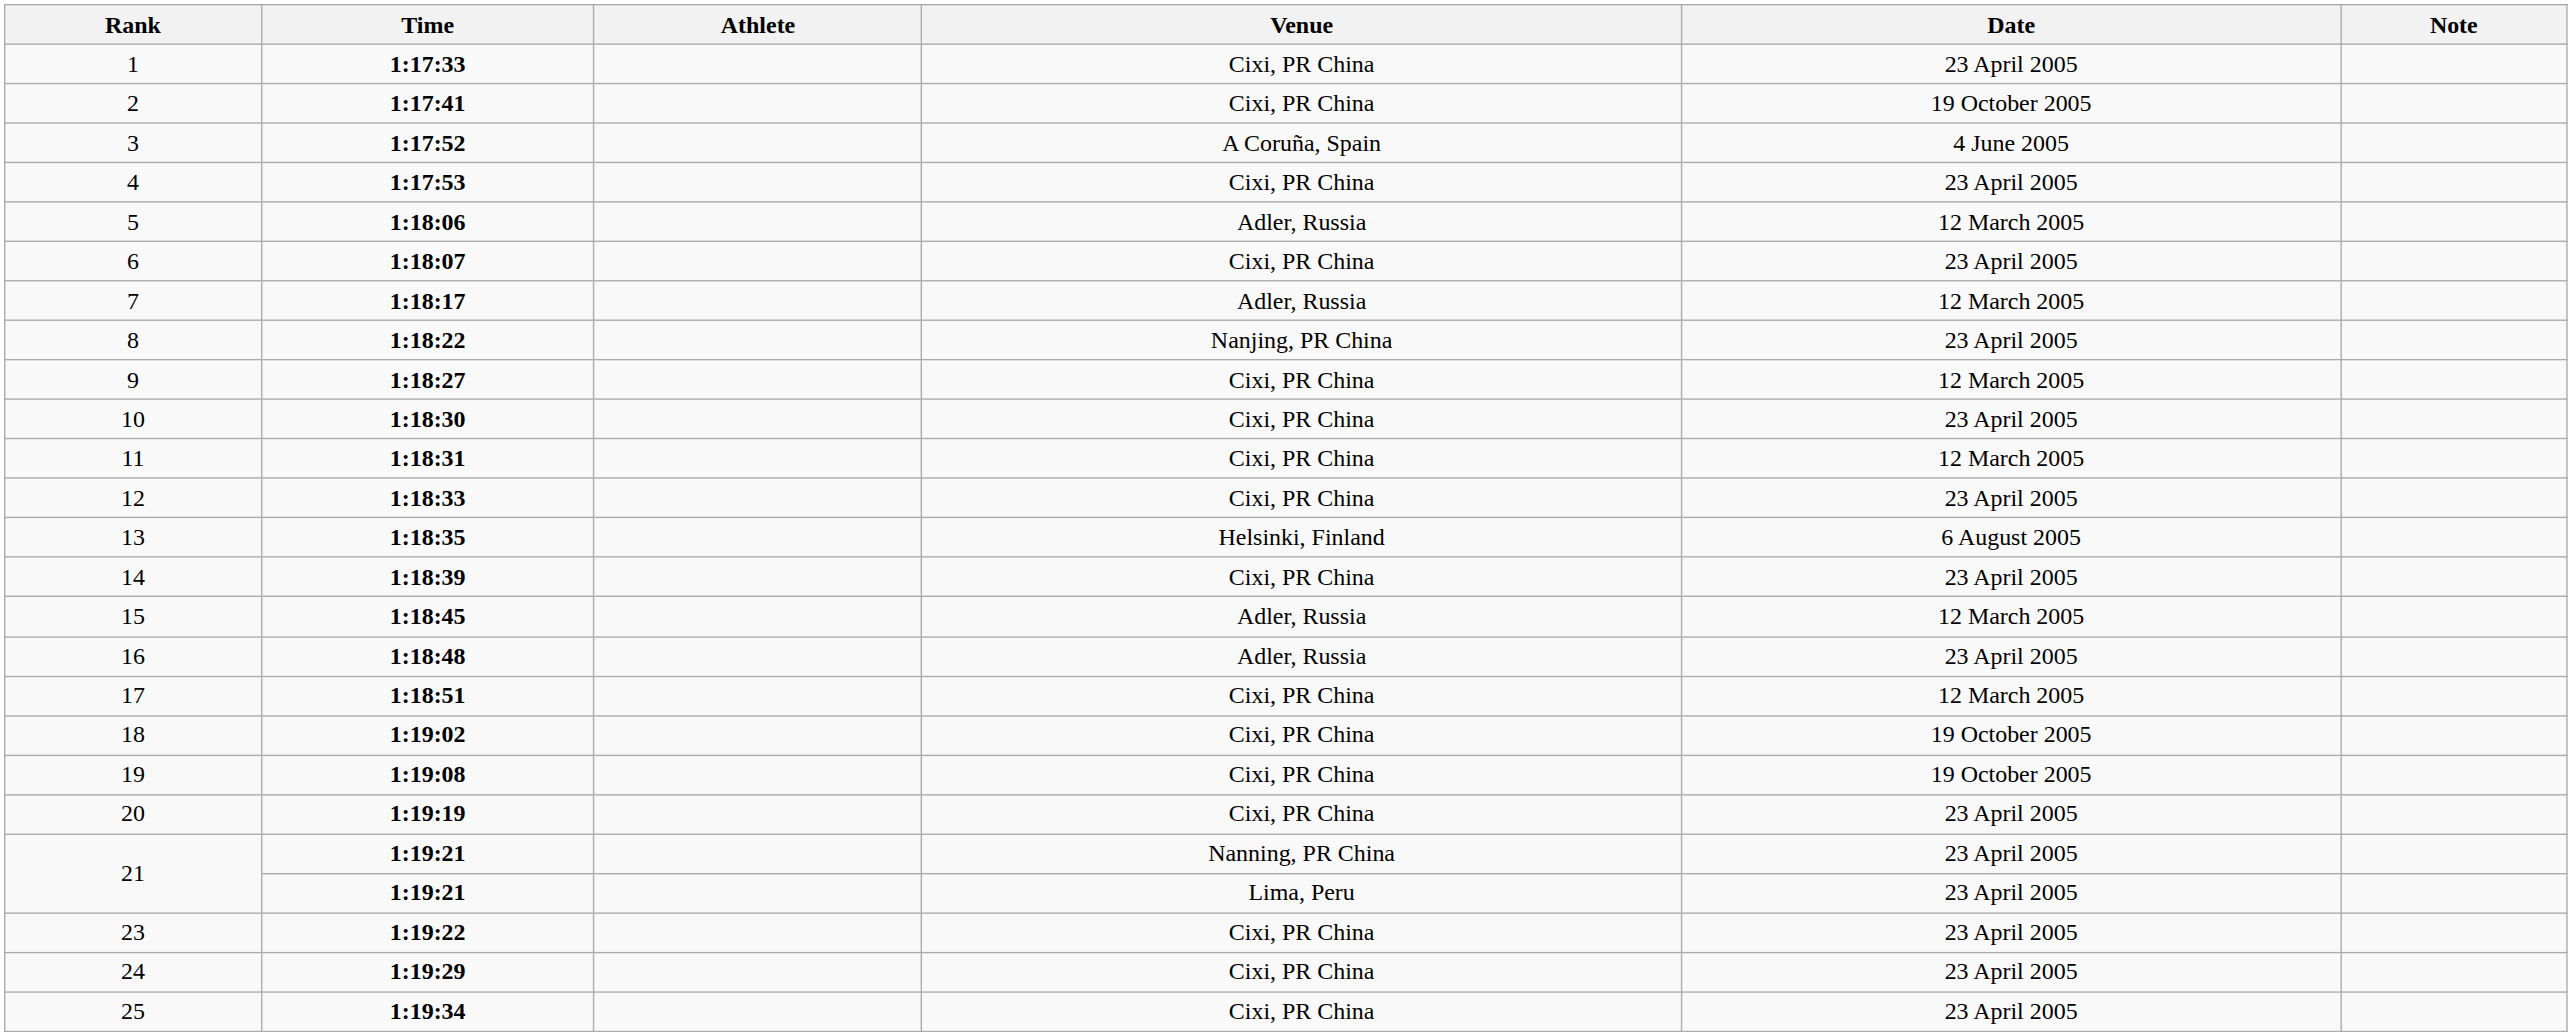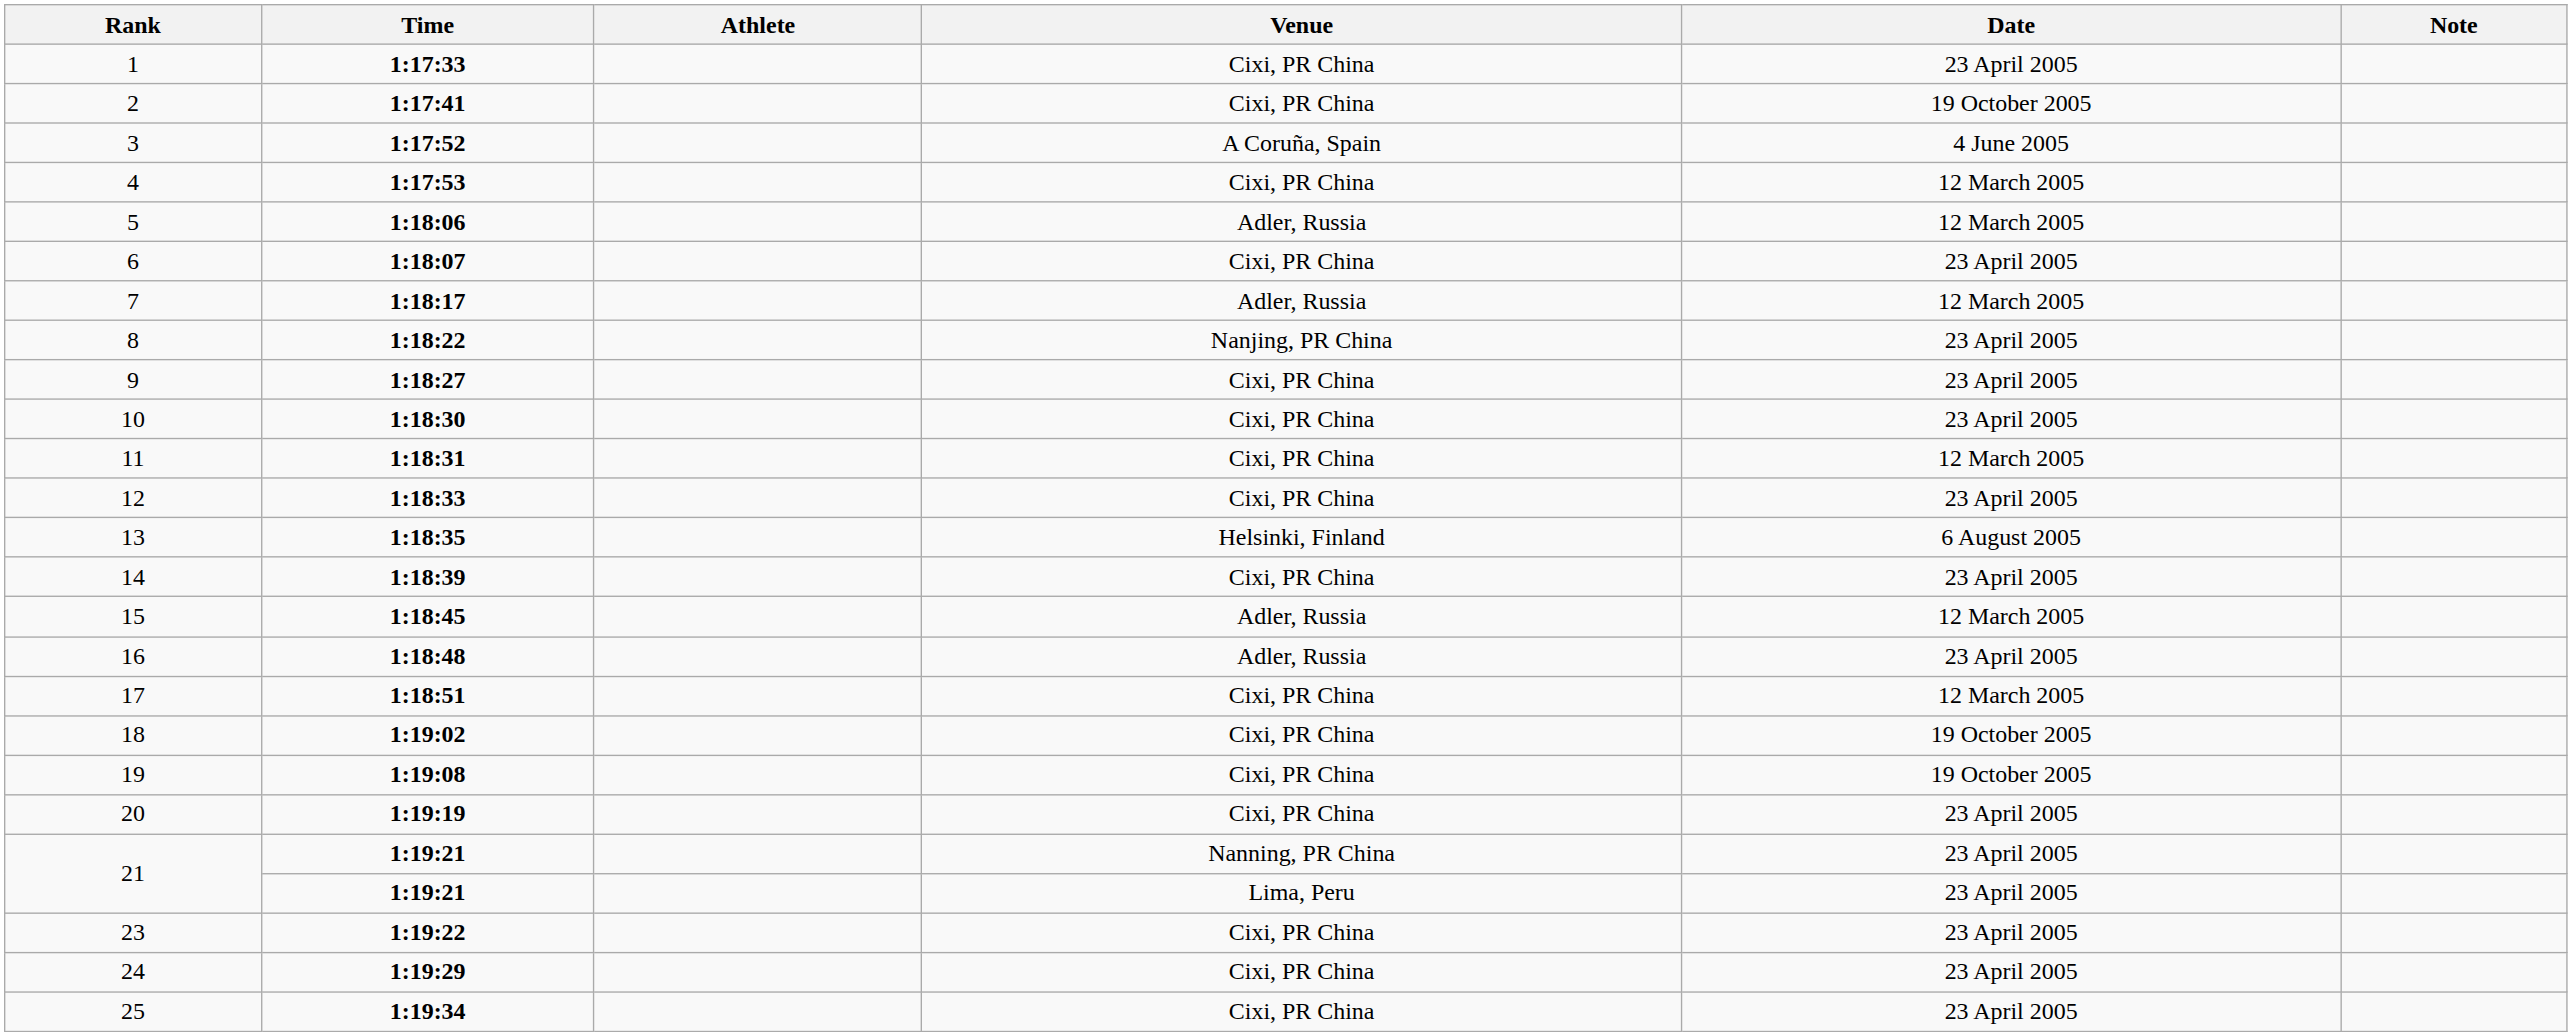(2011, 181) 23 April 2005 -> (2011, 181) 12 March 2005
(2011, 379) 12 March 2005 -> (2011, 379) 23 April 2005
